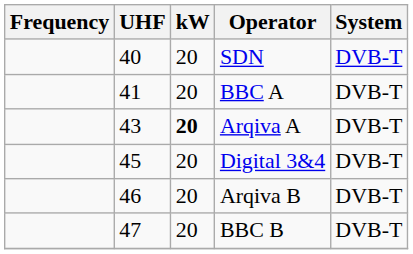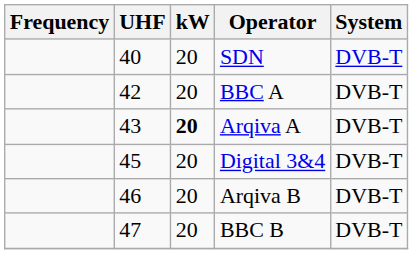(130, 91) 41 -> (130, 91) 42
